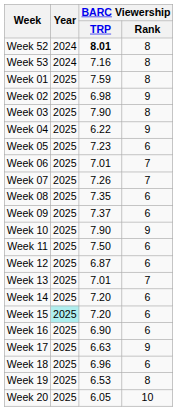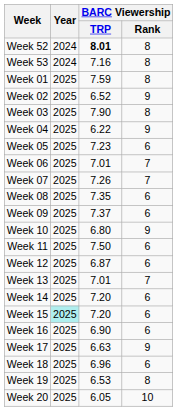(101, 96) 6.98 -> (101, 96) 6.52
(101, 230) 7.90 -> (101, 230) 6.80
